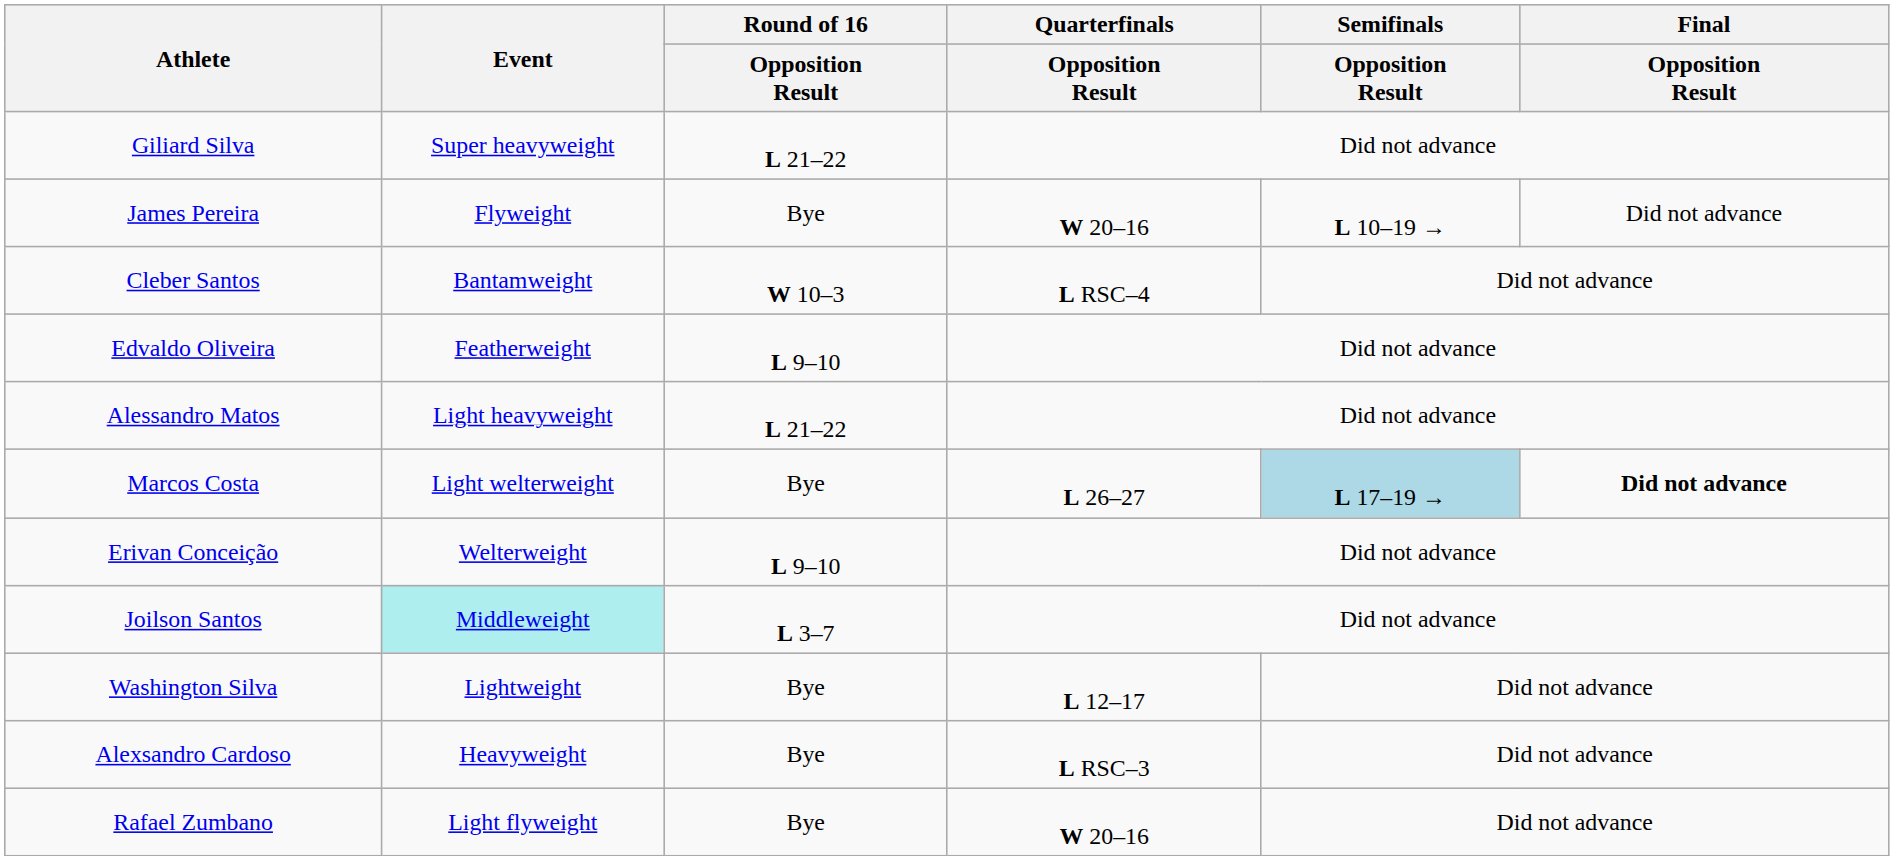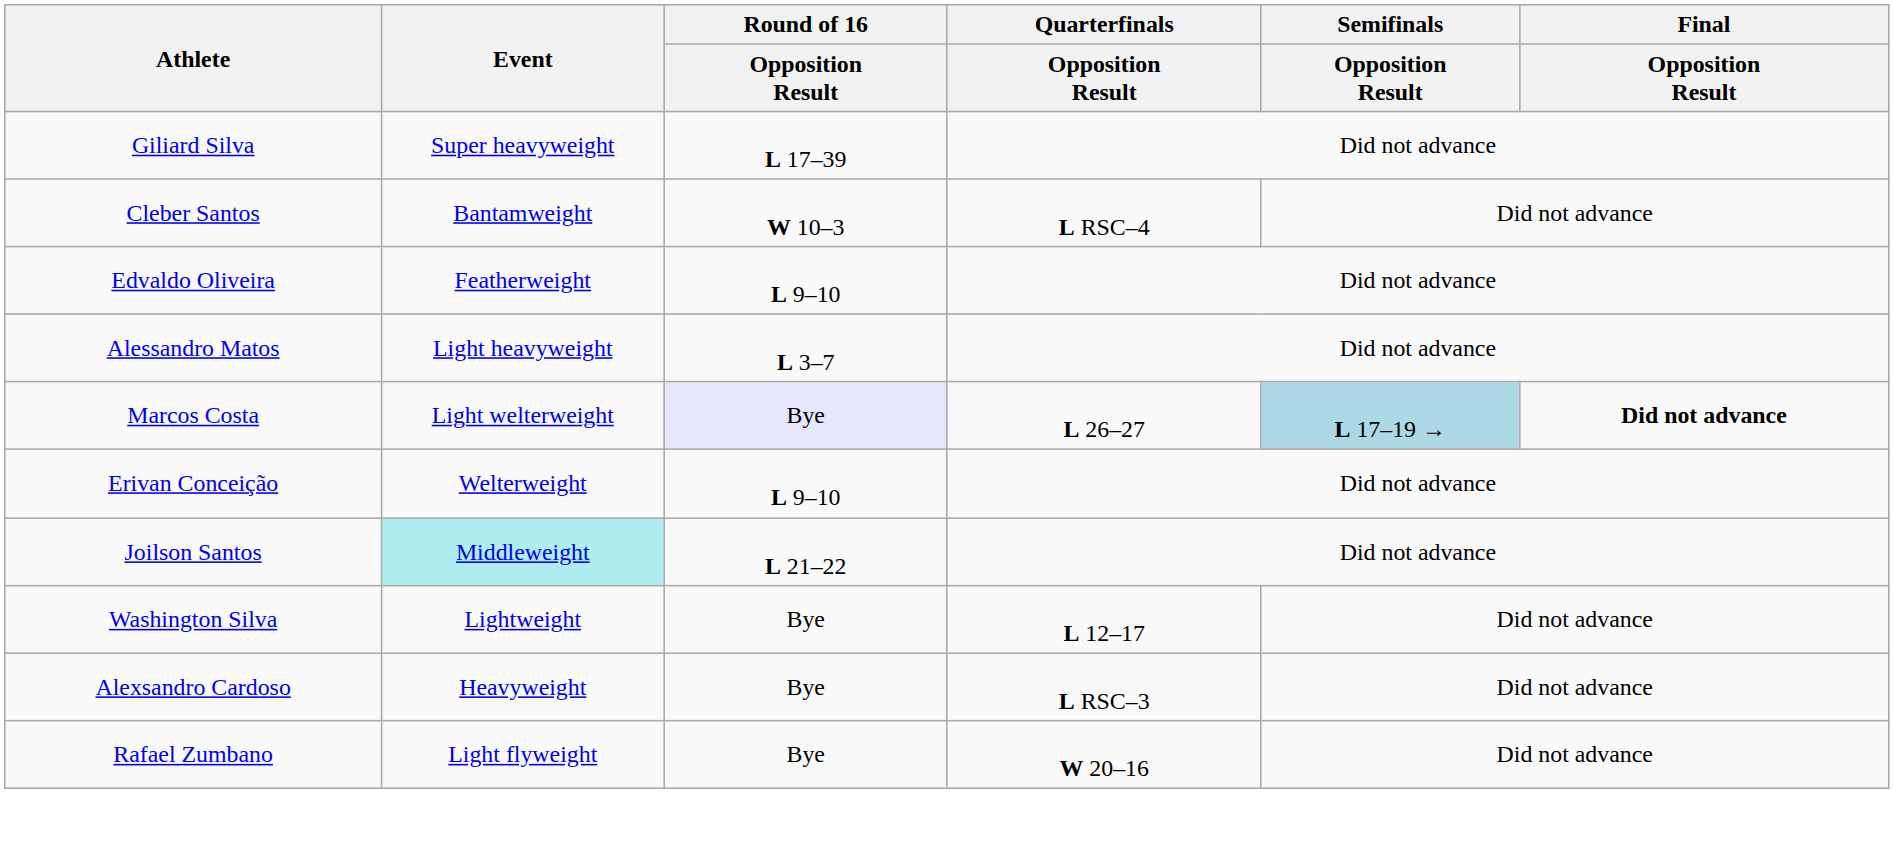(806, 159) L 21–22 -> (806, 159) L 17–39
- row: (193, 213)
(806, 430) L 21–22 -> (806, 362) L 3–7
(806, 483) no background -> (806, 415) lavender background
(806, 632) L 3–7 -> (806, 565) L 21–22
